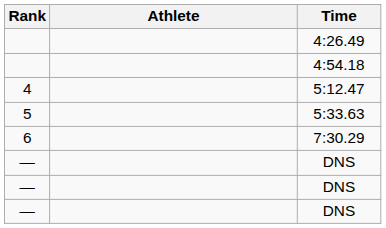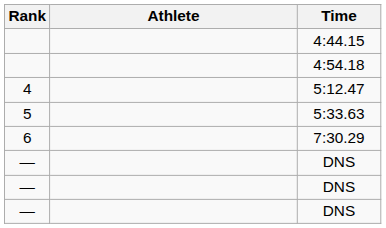- row: (27, 41)
+ row: (27, 41)
